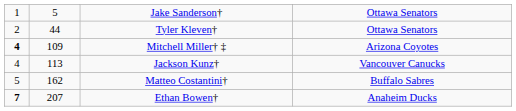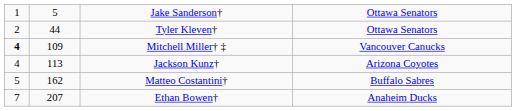(402, 47) Arizona Coyotes -> (402, 47) Vancouver Canucks
(402, 64) Vancouver Canucks -> (402, 64) Arizona Coyotes
(17, 98) bold -> (17, 98) normal
